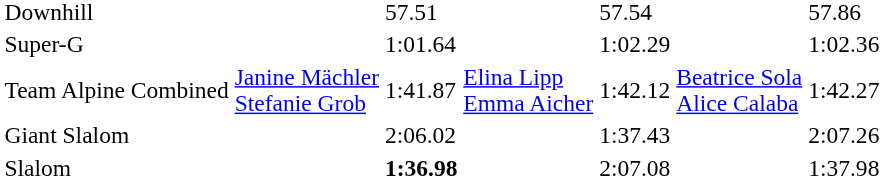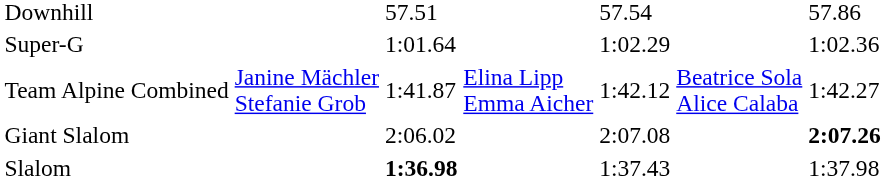(635, 135) 1:37.43 -> (635, 135) 2:07.08
(844, 135) normal -> (844, 135) bold
(635, 168) 2:07.08 -> (635, 168) 1:37.43
